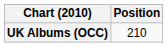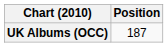(137, 32) 210 -> (137, 32) 187
